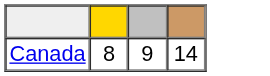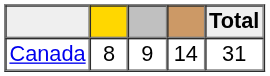+ column: (234, 21)
